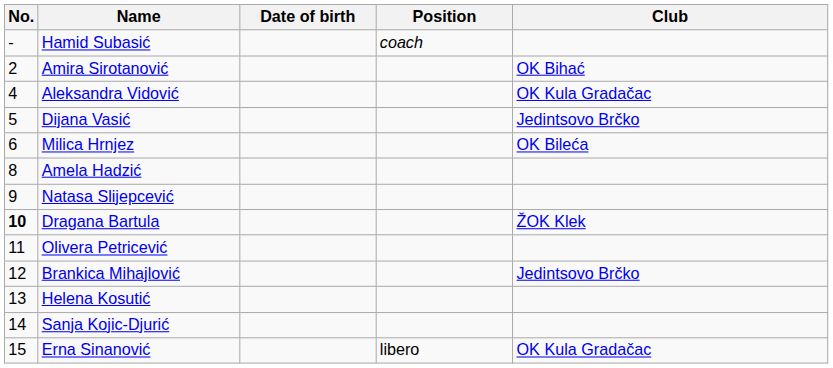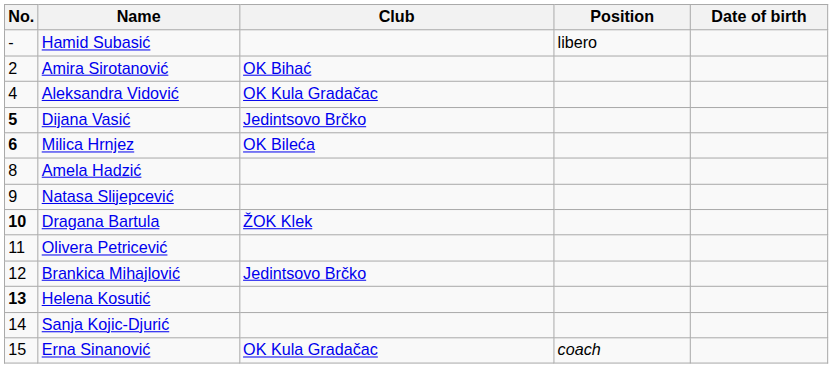columns swapped: (308, 17) <-> (670, 17)
(401, 42) coach -> (577, 42) libero
(13, 119) normal -> (13, 119) bold
(13, 145) normal -> (13, 145) bold
(17, 299) normal -> (17, 299) bold
(400, 350) libero -> (579, 350) coach
